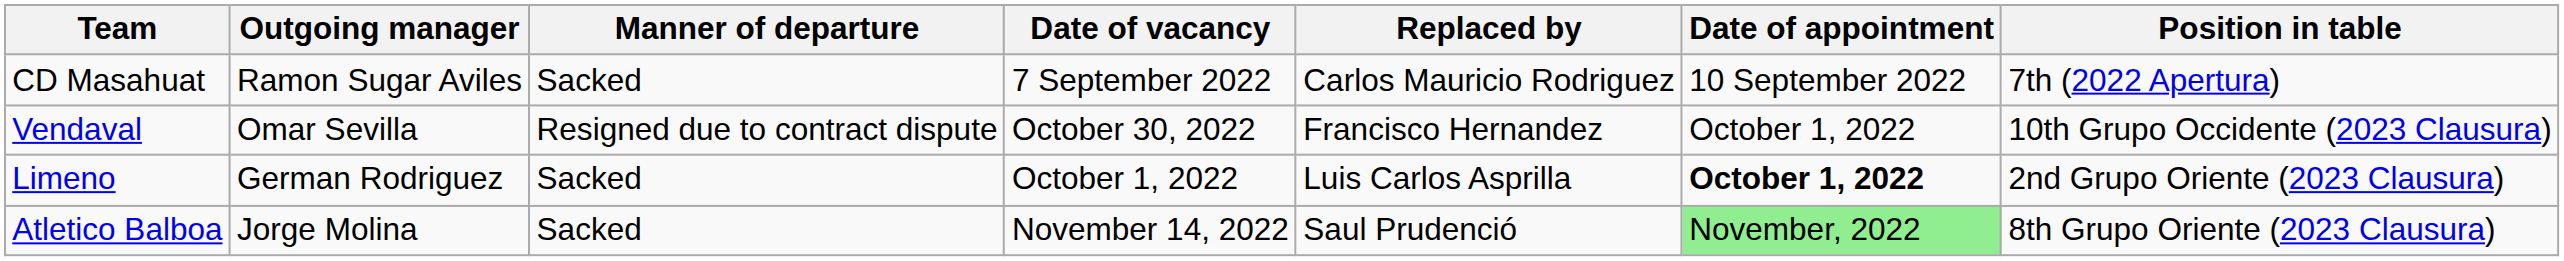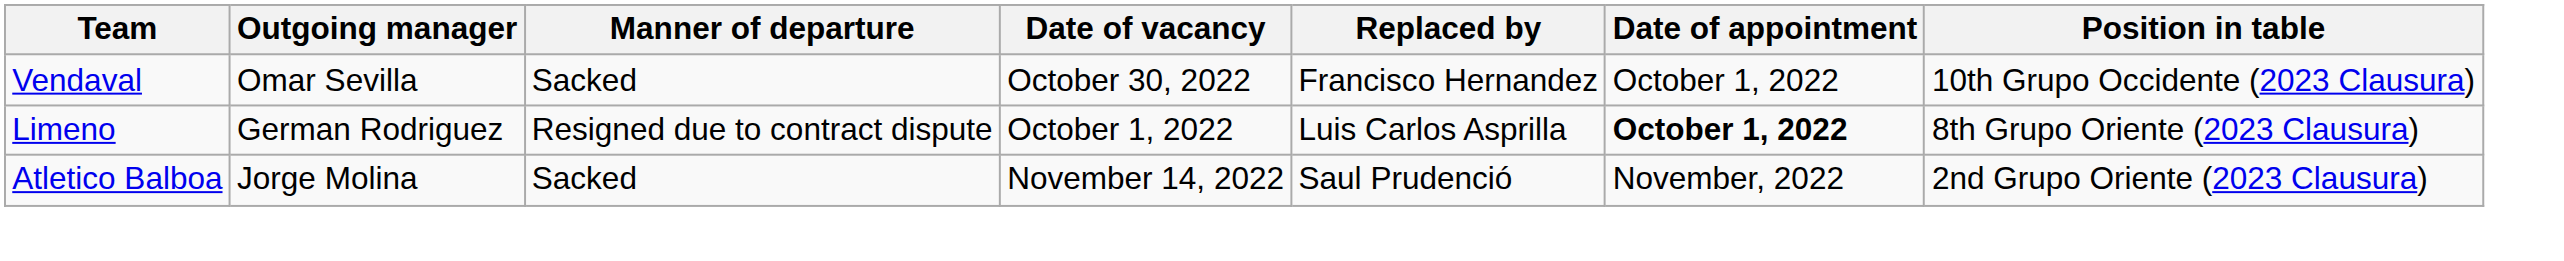- row: (109, 79)
(767, 129) Resigned due to contract dispute -> (584, 79) Sacked
(589, 179) Sacked -> (762, 129) Resigned due to contract dispute
(2256, 179) 2nd Grupo Oriente (2023 Clausura) -> (2175, 129) 8th Grupo Oriente (2023 Clausura)
(1805, 229) lightgreen background -> (1728, 179) no background
(2252, 229) 8th Grupo Oriente (2023 Clausura) -> (2180, 179) 2nd Grupo Oriente (2023 Clausura)
